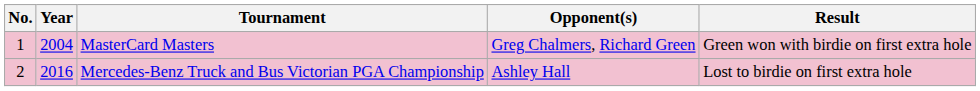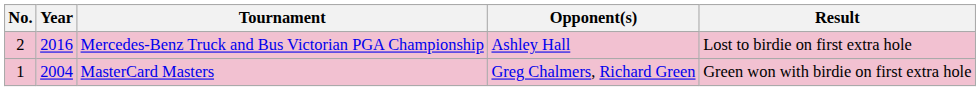rows swapped: (147, 45) <-> (282, 72)
